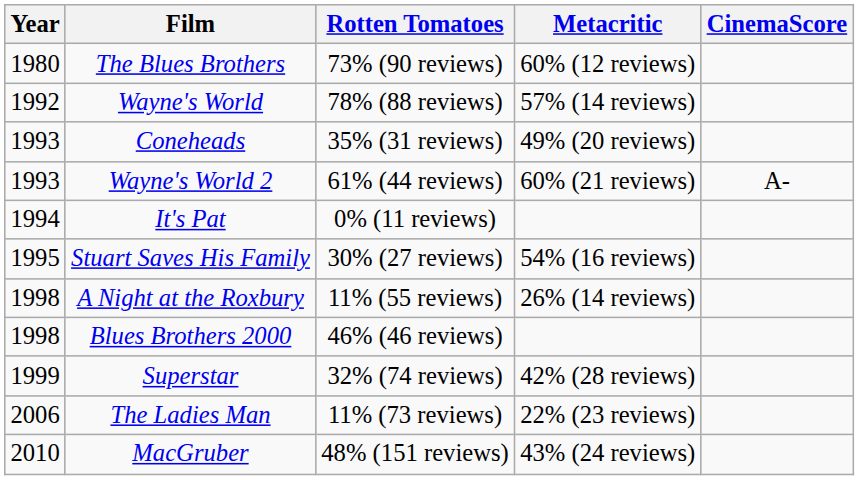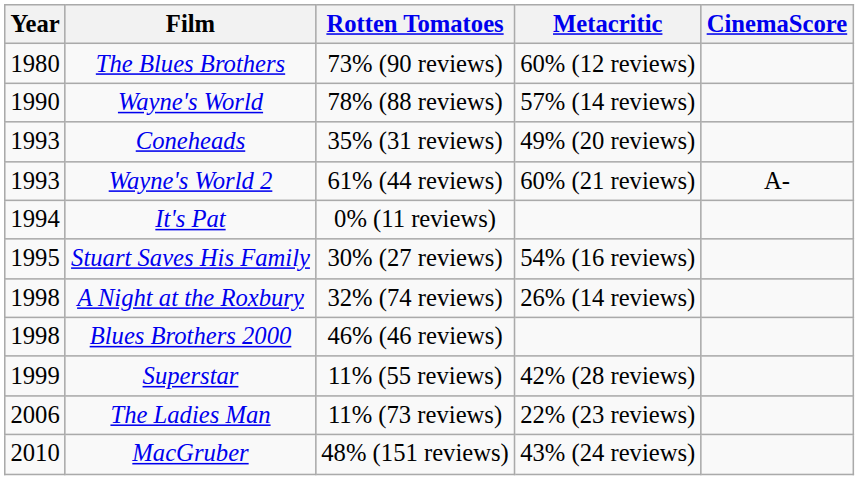(35, 102) 1992 -> (35, 102) 1990
(415, 297) 11% (55 reviews) -> (415, 297) 32% (74 reviews)
(415, 375) 32% (74 reviews) -> (415, 375) 11% (55 reviews)
